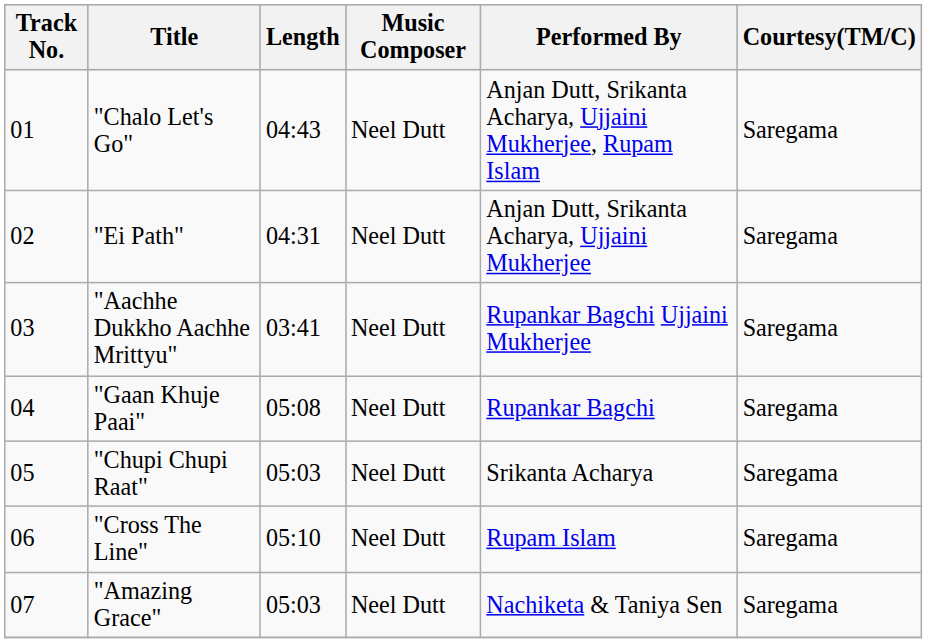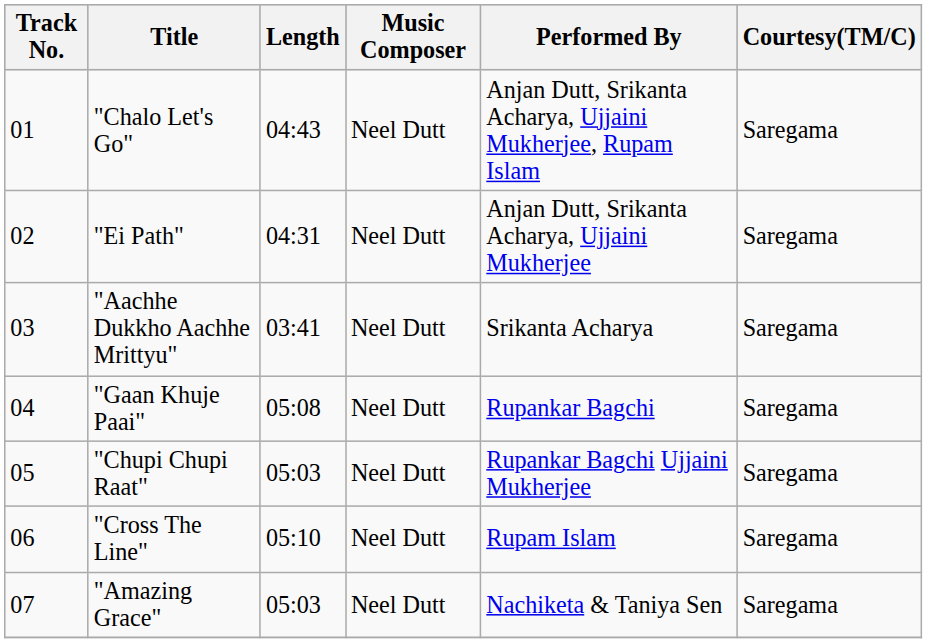(607, 328) Rupankar Bagchi Ujjaini Mukherjee -> (570, 328) Srikanta Acharya
(570, 473) Srikanta Acharya -> (607, 473) Rupankar Bagchi Ujjaini Mukherjee
